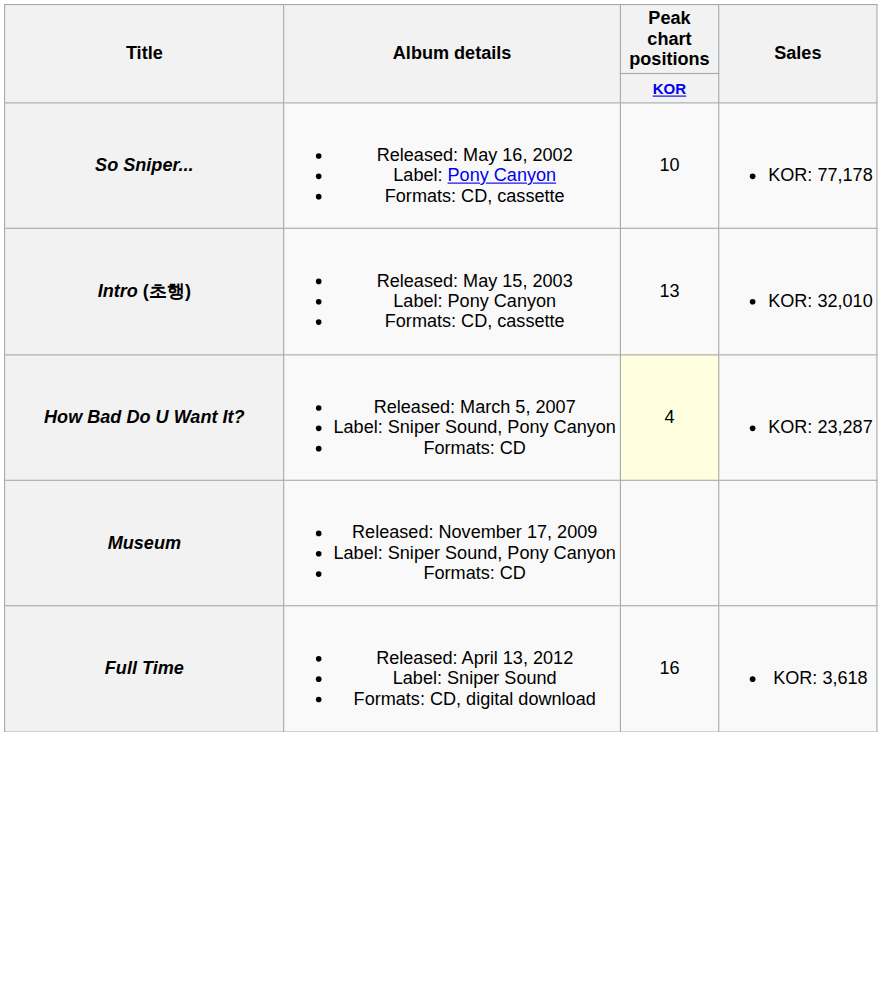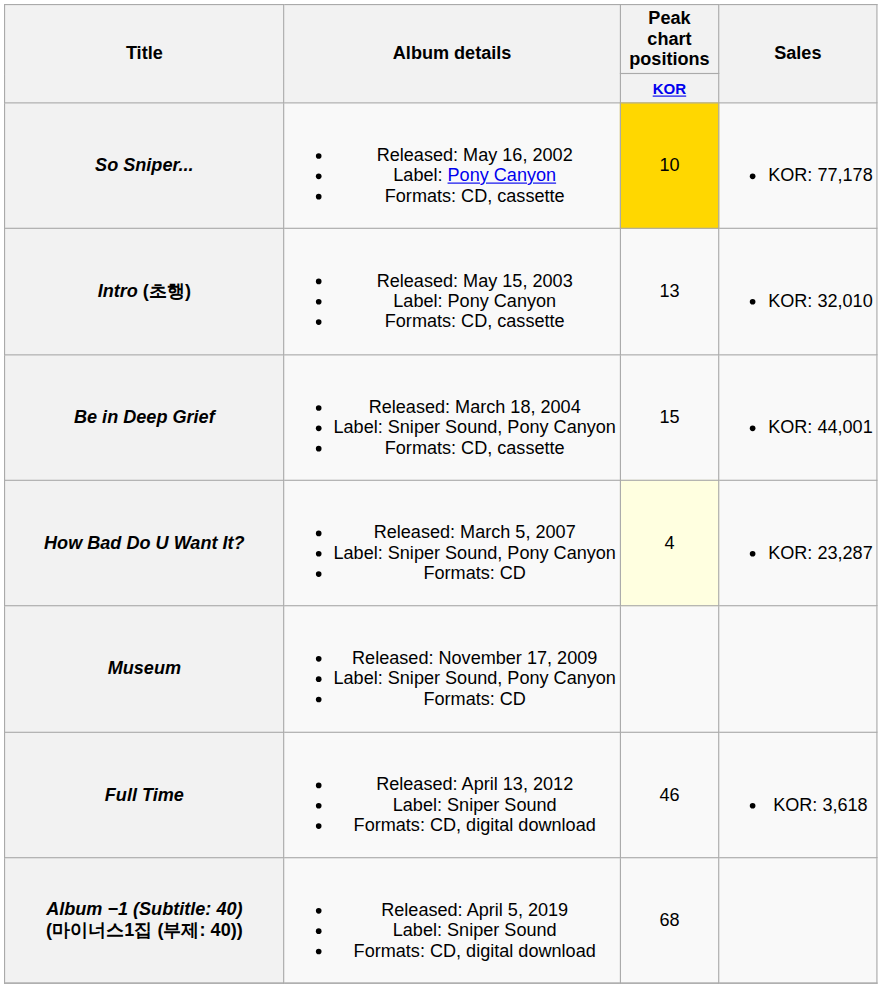(669, 165) no background -> (669, 165) gold background
+ row: (144, 417)
(669, 668) 16 -> (669, 794) 46
+ row: (144, 919)
